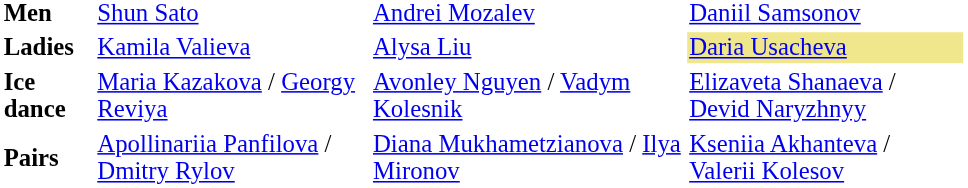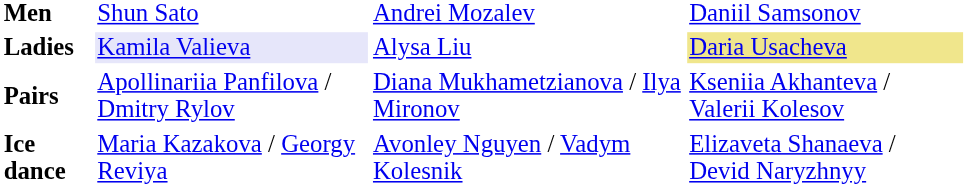(174, 47) no background -> (174, 47) lavender background
rows swapped: (31, 157) <-> (35, 95)
